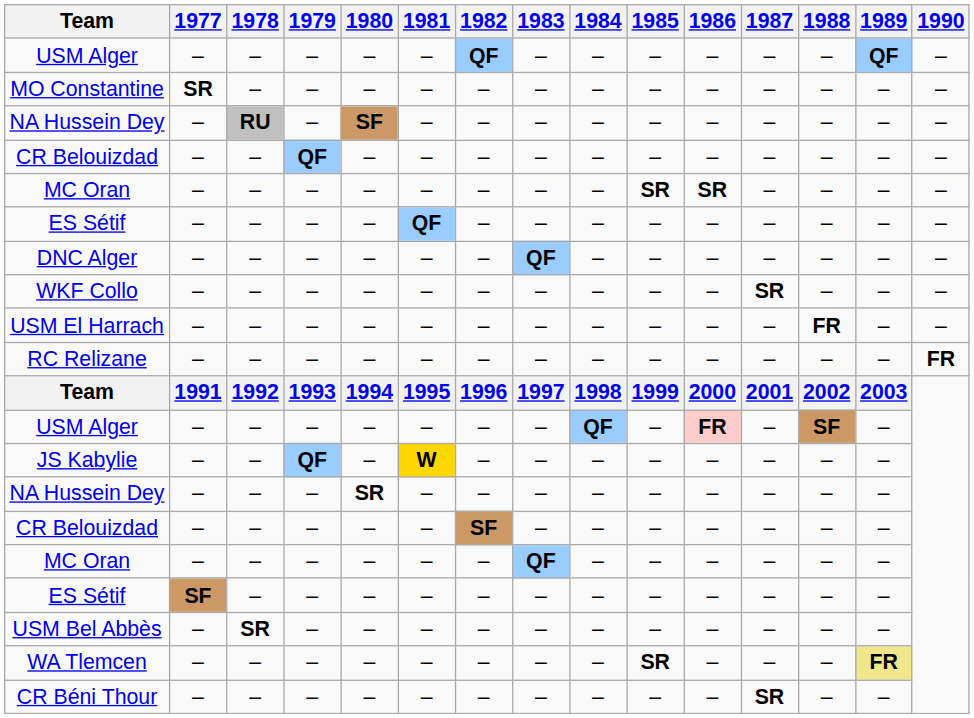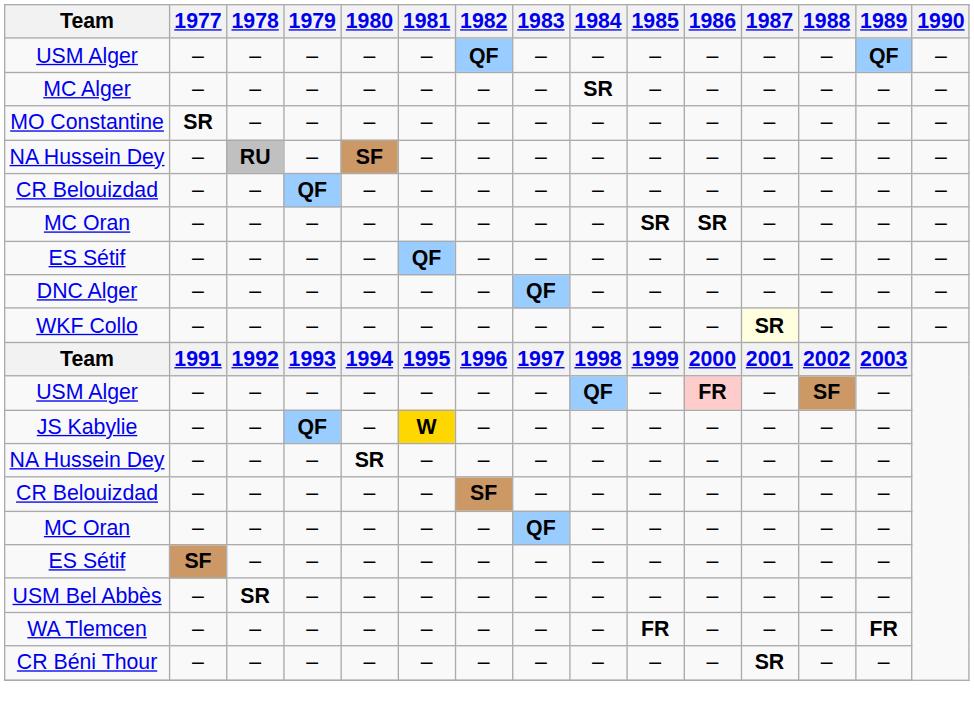+ row: (87, 88)
(769, 291) no background -> (769, 325) lightyellow background
- row: (87, 325)
- row: (87, 358)
(655, 662) SR -> (655, 628) FR
(884, 662) khaki background -> (884, 628) no background
